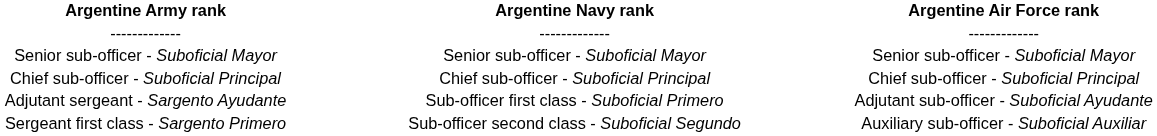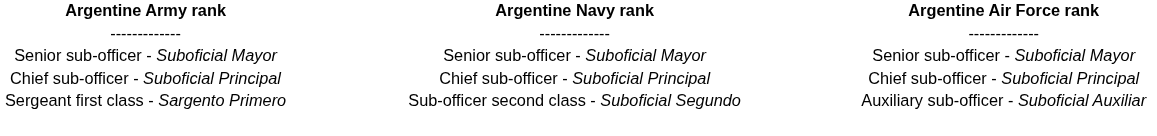- row: (146, 100)
